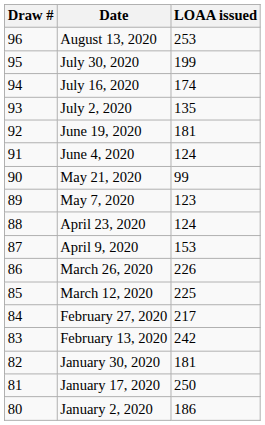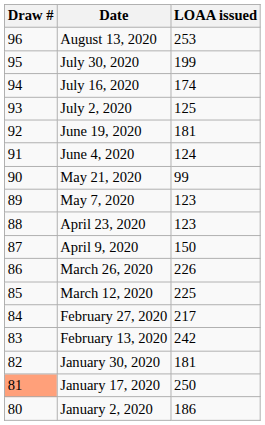(185, 108) 135 -> (185, 108) 125
(185, 223) 124 -> (185, 223) 123
(185, 246) 153 -> (185, 246) 150
(15, 385) no background -> (15, 385) lightsalmon background
